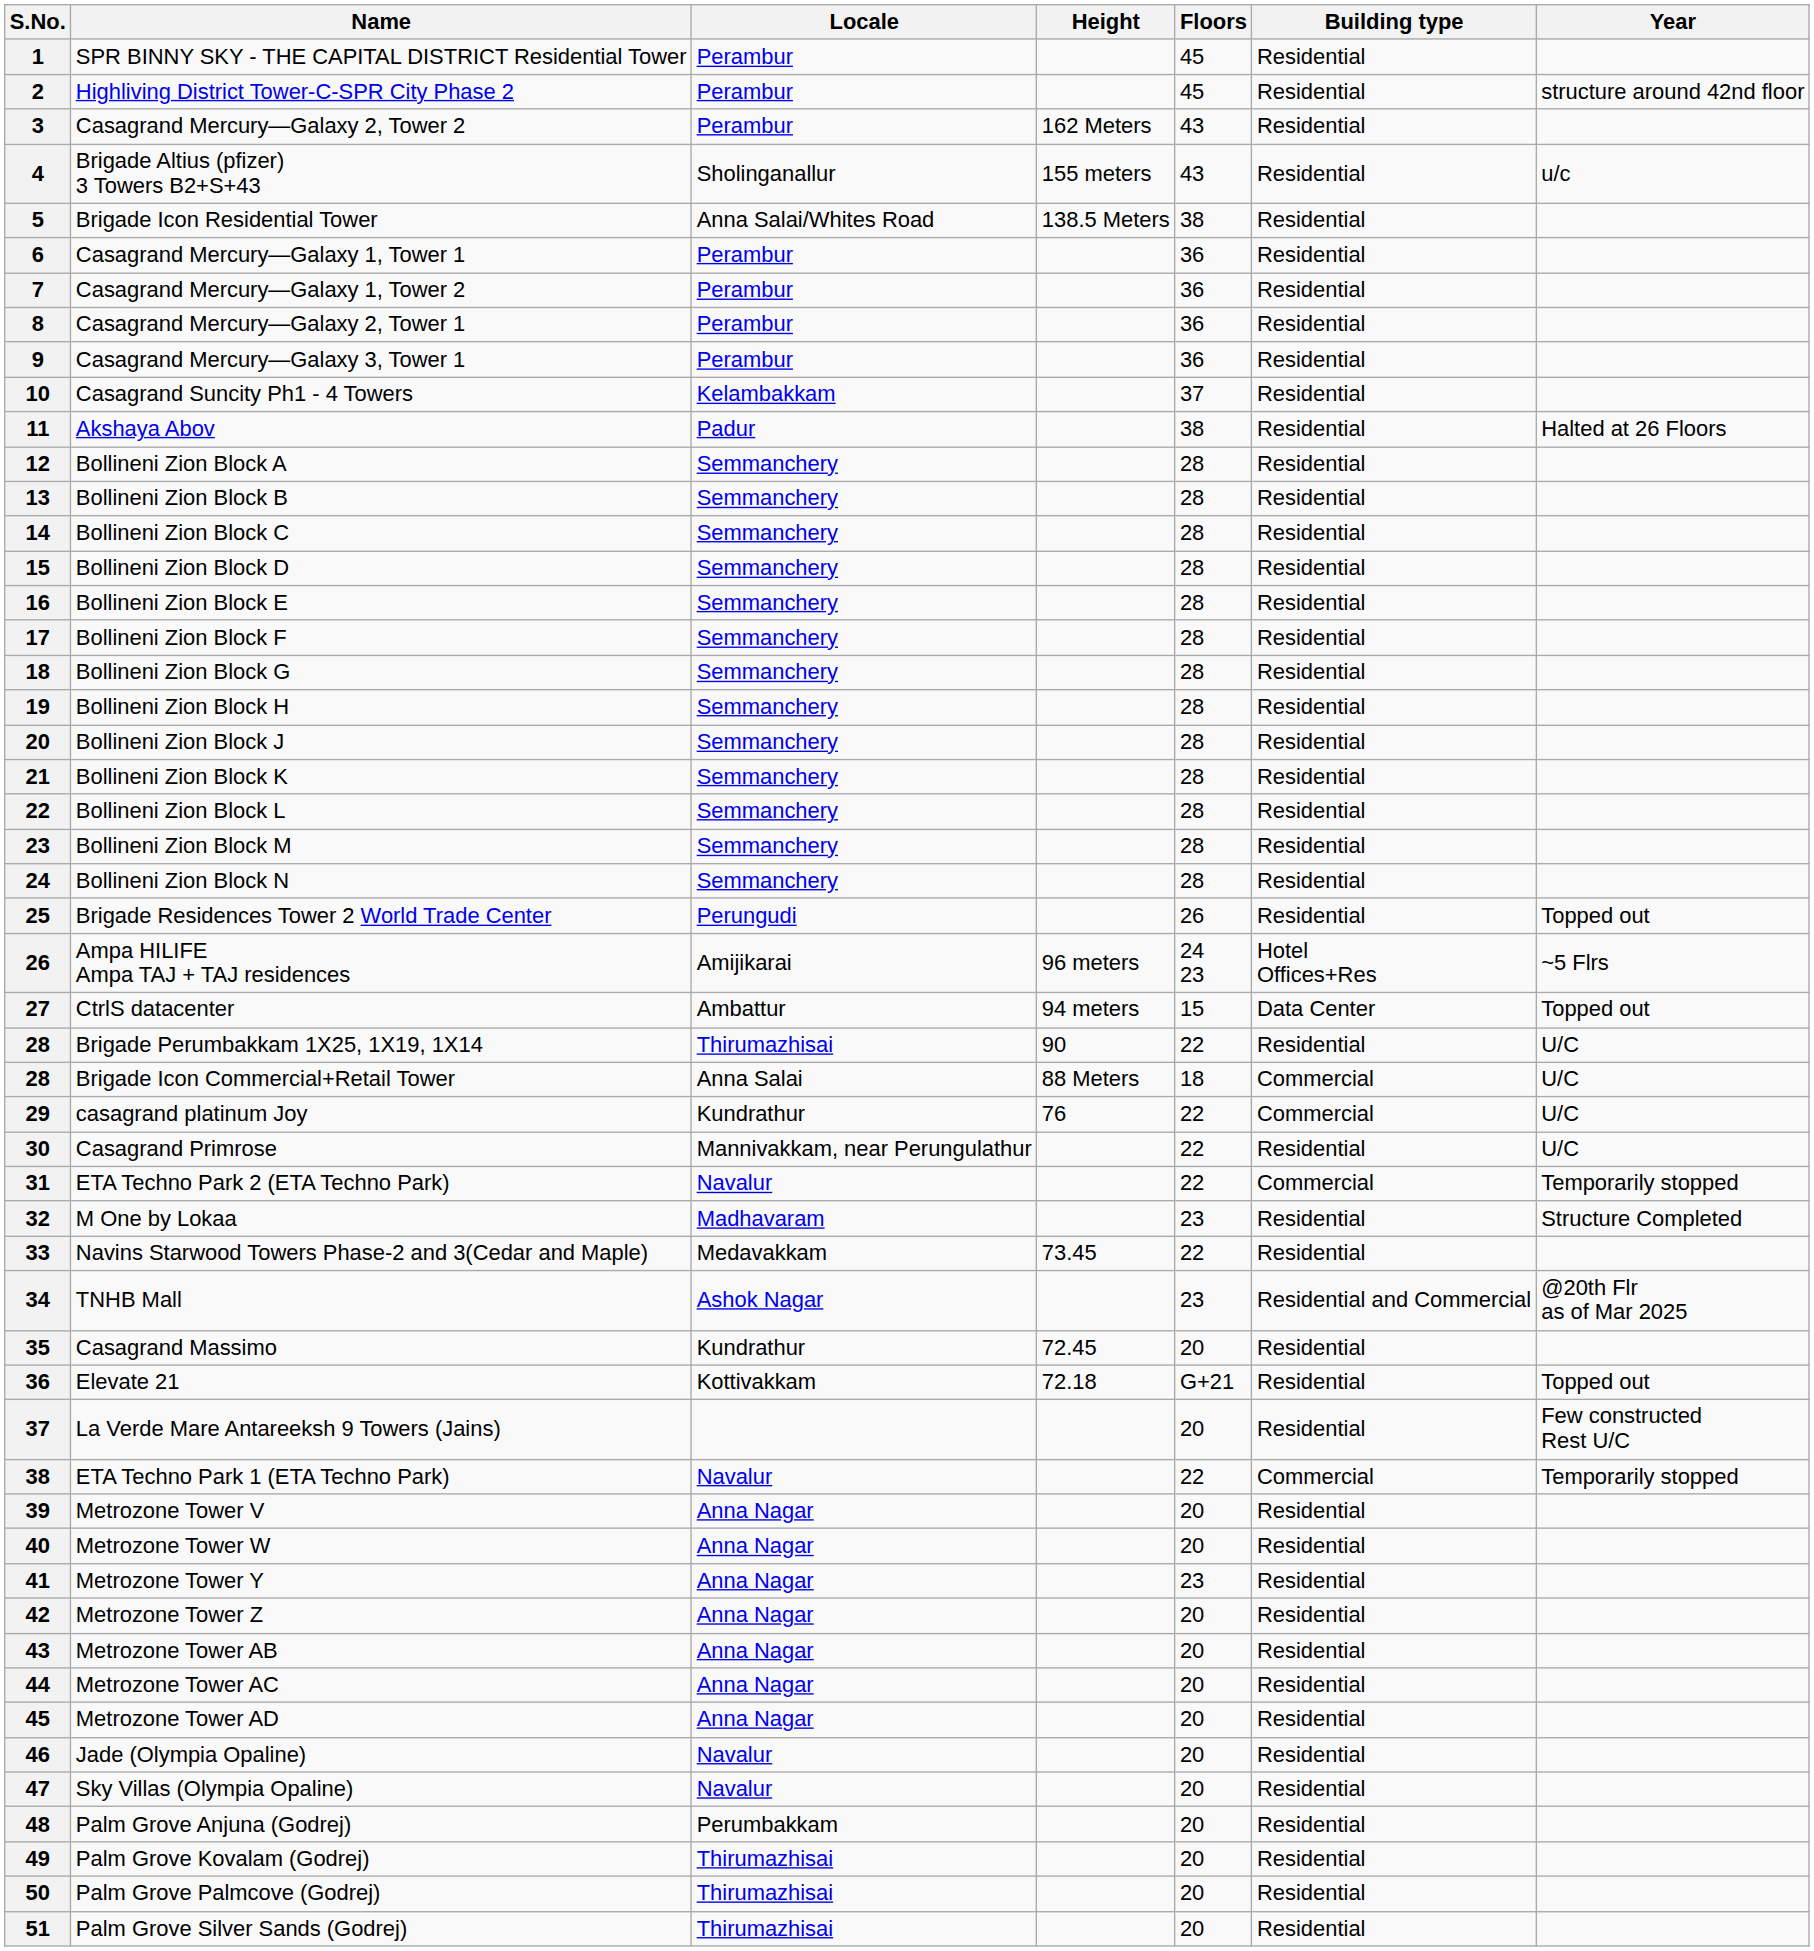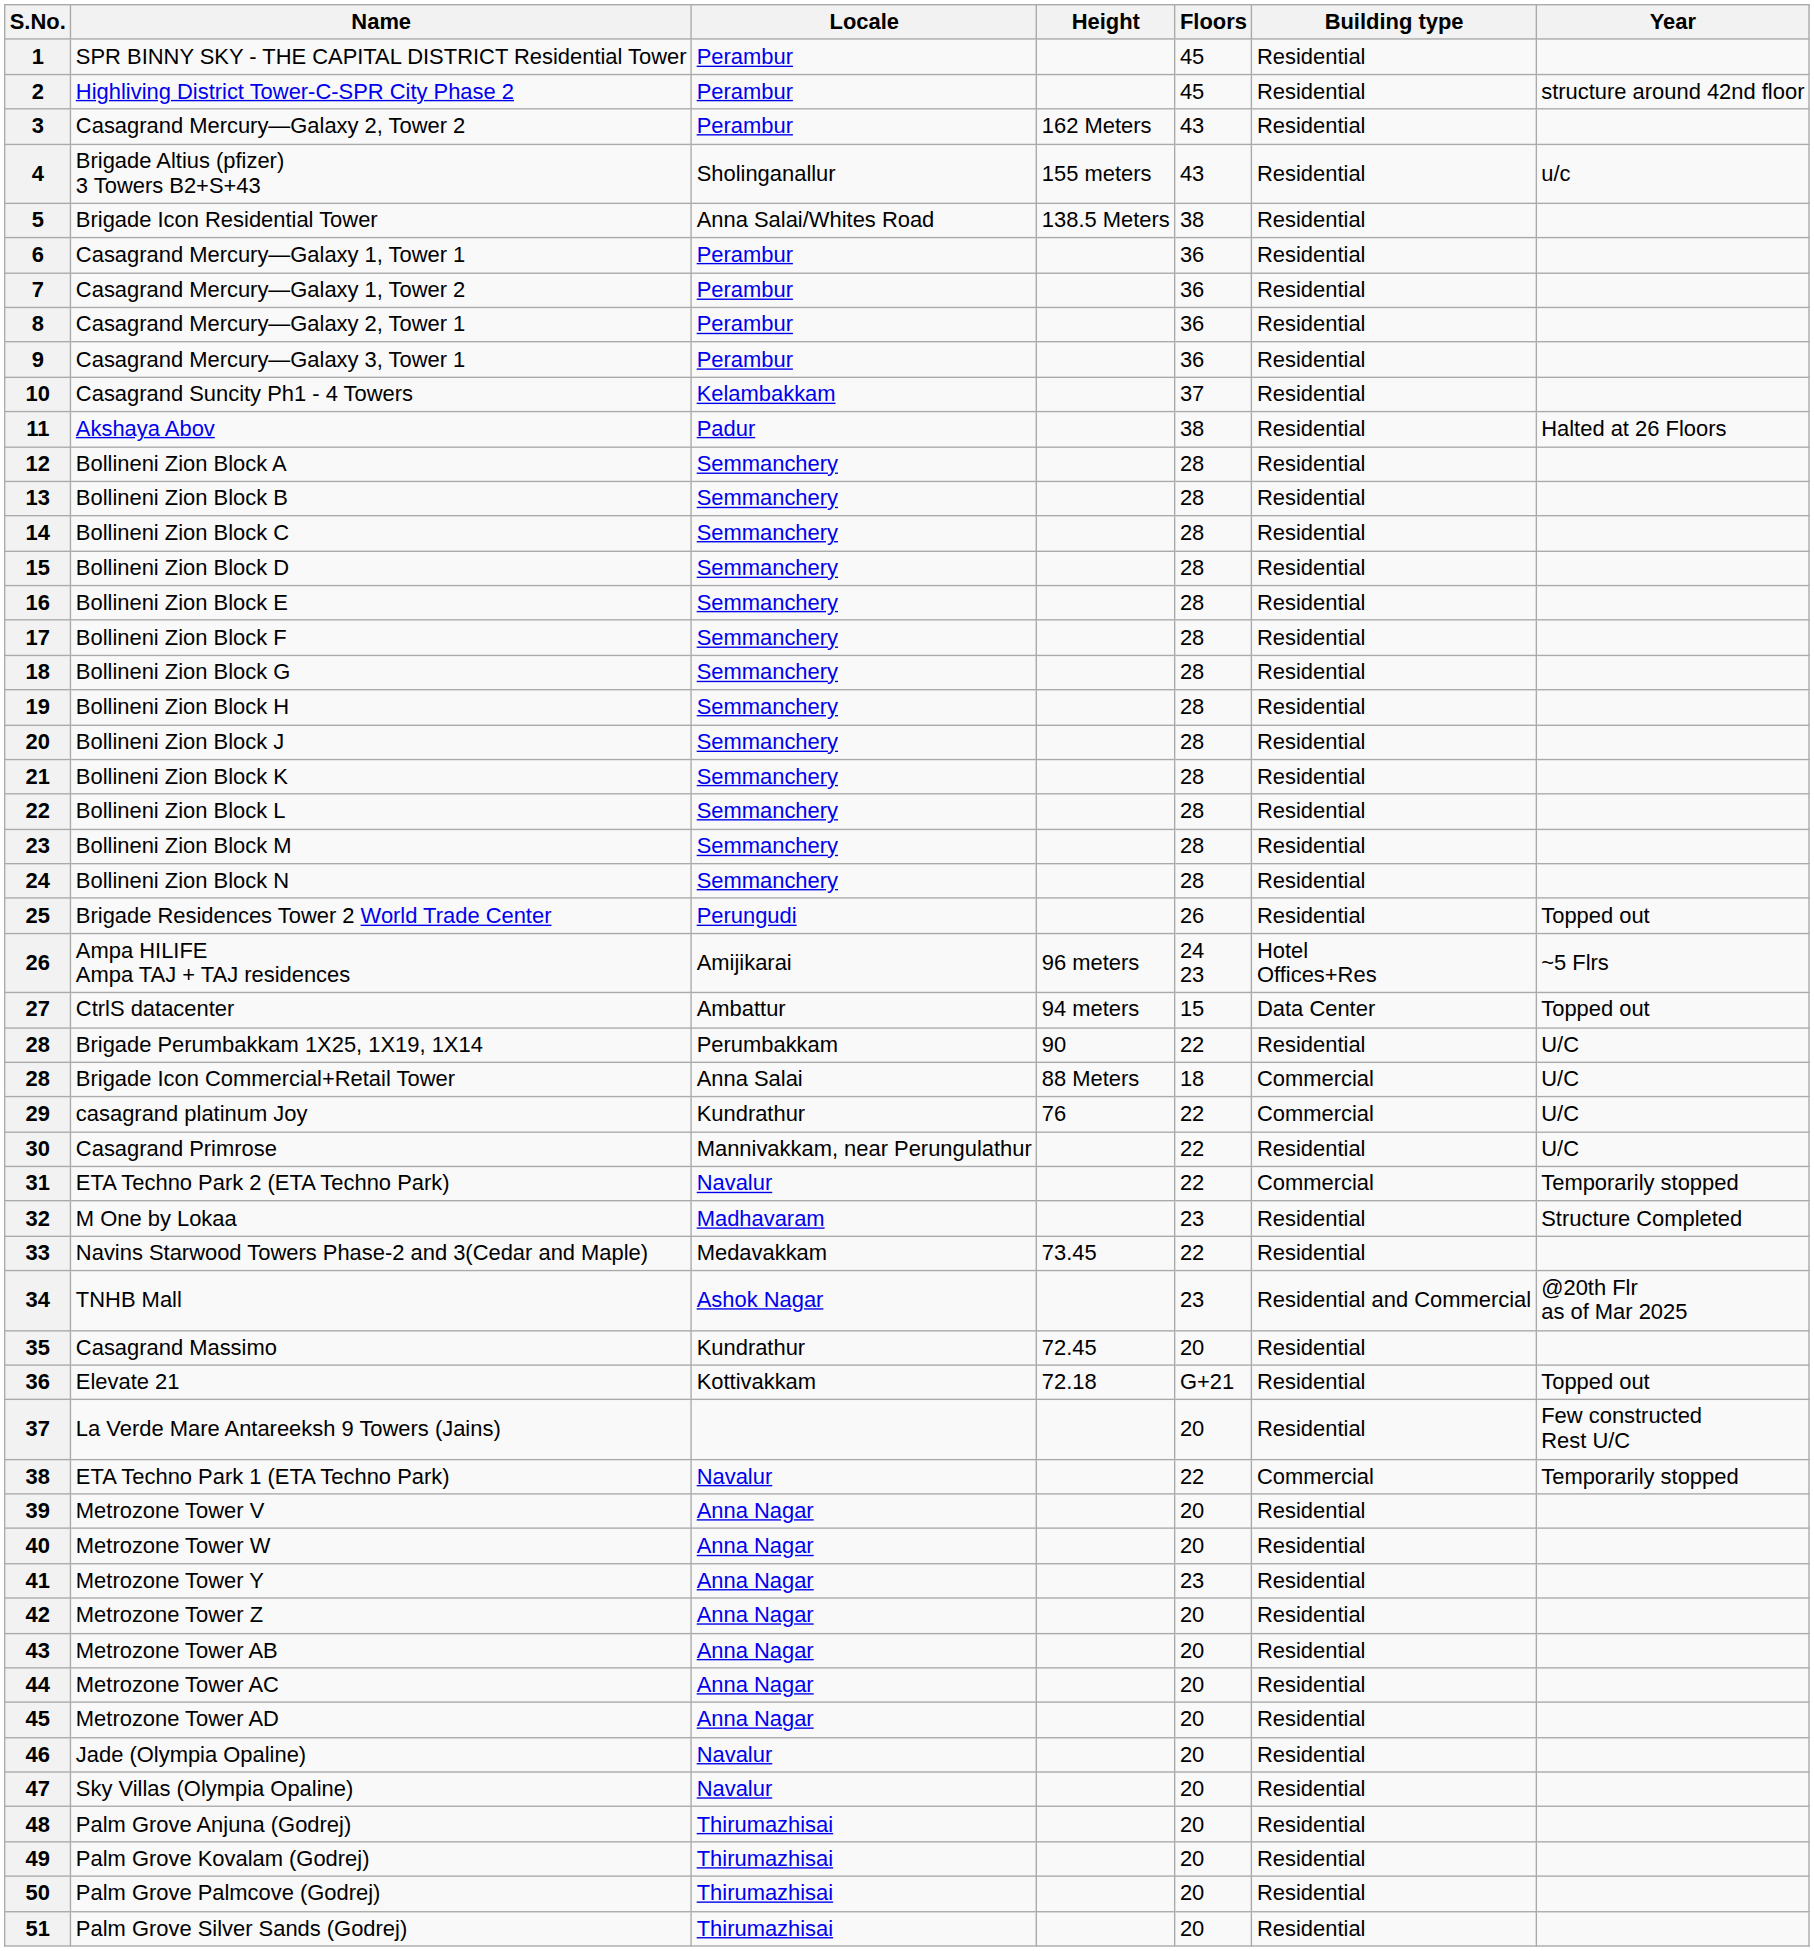(765, 1044) Thirumazhisai -> (767, 1044) Perumbakkam
(767, 1823) Perumbakkam -> (765, 1823) Thirumazhisai
